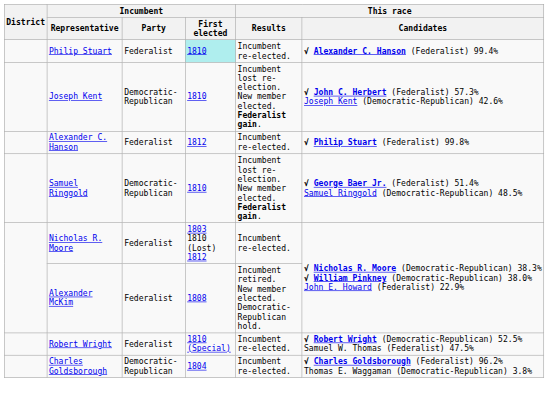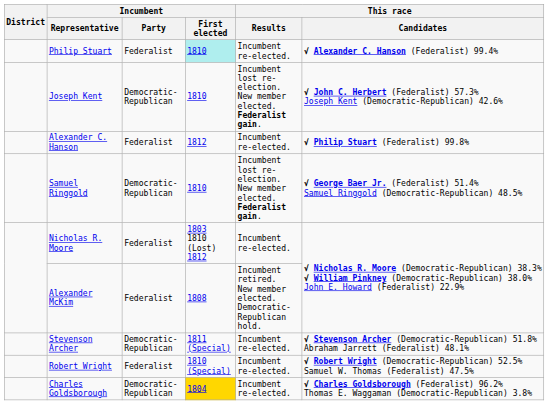+ row: (71, 344)
(197, 366) no background -> (197, 389) gold background
